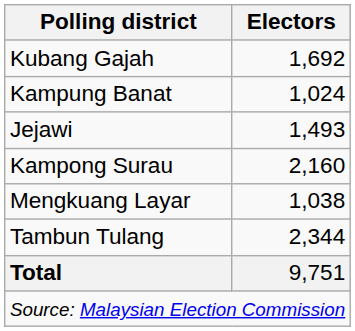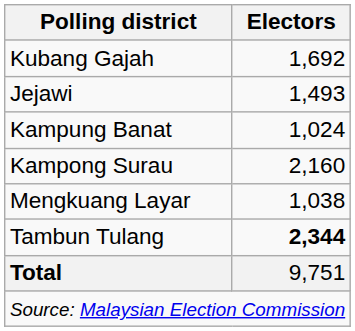rows swapped: (41, 129) <-> (91, 93)
(317, 237) normal -> (317, 237) bold
